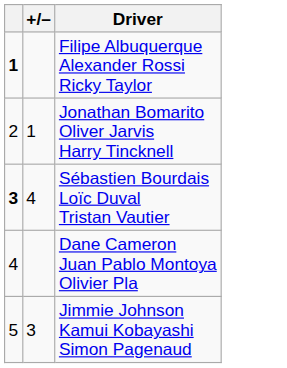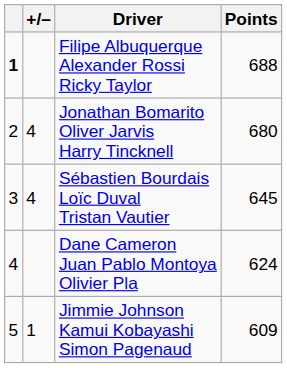+ column: (251, 18)
(31, 131) 1 -> (31, 131) 4
(13, 198) bold -> (13, 198) normal
(31, 330) 3 -> (31, 330) 1
